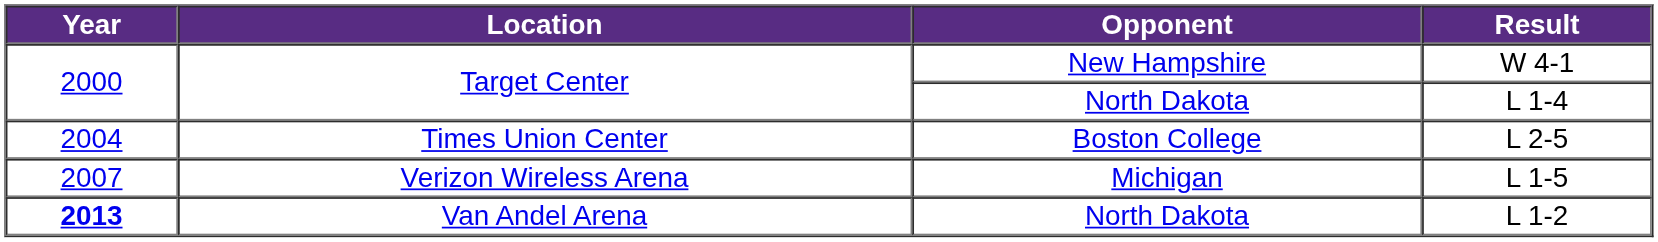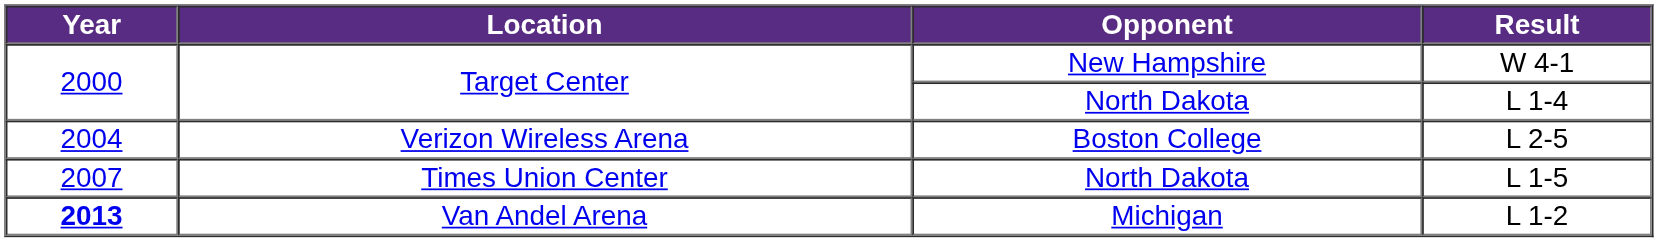(545, 139) Times Union Center -> (545, 139) Verizon Wireless Arena
(545, 177) Verizon Wireless Arena -> (545, 177) Times Union Center
(1167, 177) Michigan -> (1167, 177) North Dakota
(1167, 215) North Dakota -> (1167, 215) Michigan
